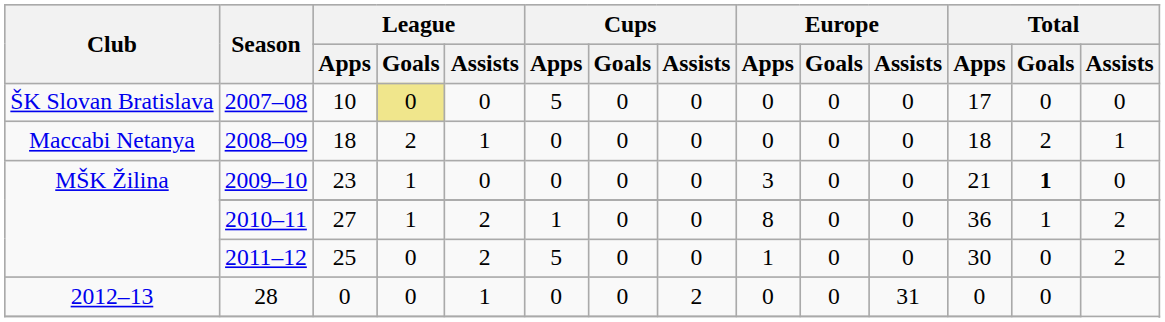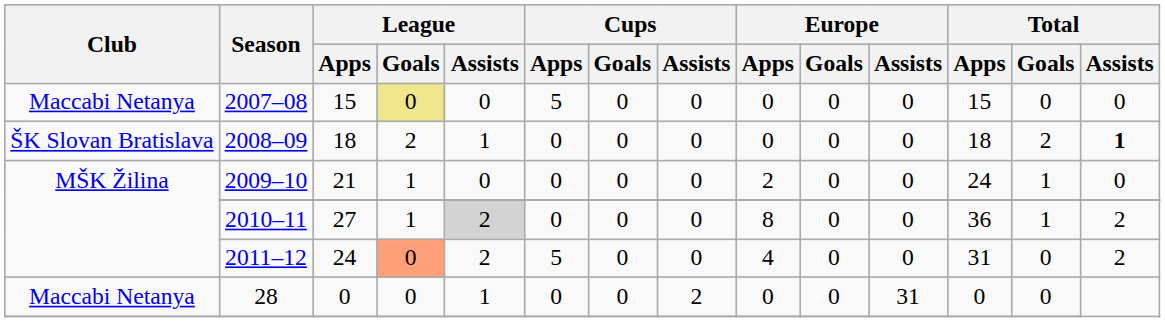(112, 102) ŠK Slovan Bratislava -> (112, 102) Maccabi Netanya
(345, 102) 10 -> (345, 102) 15
(979, 102) 17 -> (979, 102) 15
(112, 141) Maccabi Netanya -> (112, 141) ŠK Slovan Bratislava
(1120, 141) normal -> (1120, 141) bold
(345, 180) 23 -> (345, 180) 21
(768, 180) 3 -> (768, 180) 2
(979, 180) 21 -> (979, 180) 24
(1046, 180) bold -> (1046, 180) normal
(485, 219) no background -> (485, 219) lightgrey background
(556, 219) 1 -> (556, 219) 0
(345, 258) 25 -> (345, 258) 24
(411, 258) no background -> (411, 258) lightsalmon background
(768, 258) 1 -> (768, 258) 4
(979, 258) 30 -> (979, 258) 31
(112, 297) 2012–13 -> (112, 297) Maccabi Netanya
